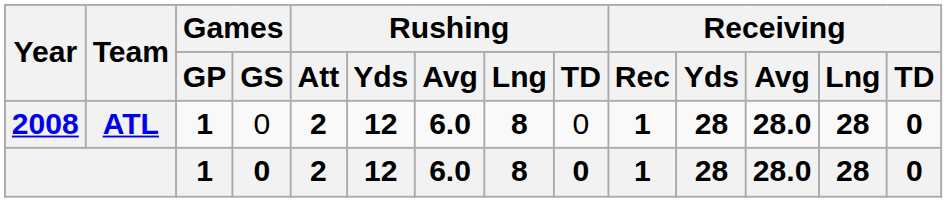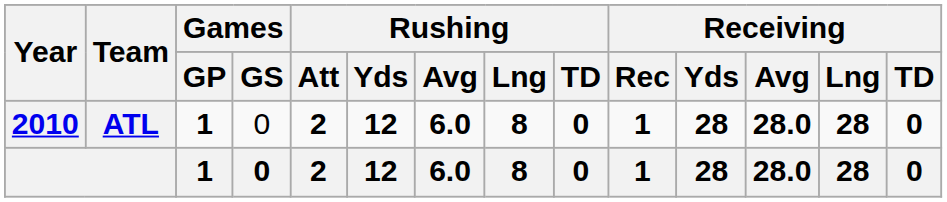(45, 123) 2008 -> (45, 123) 2010
(581, 123) normal -> (581, 123) bold
